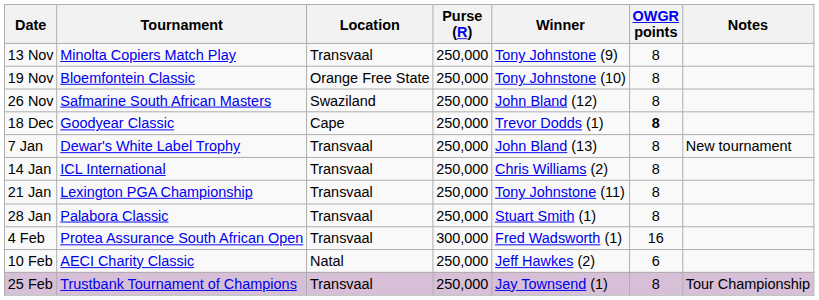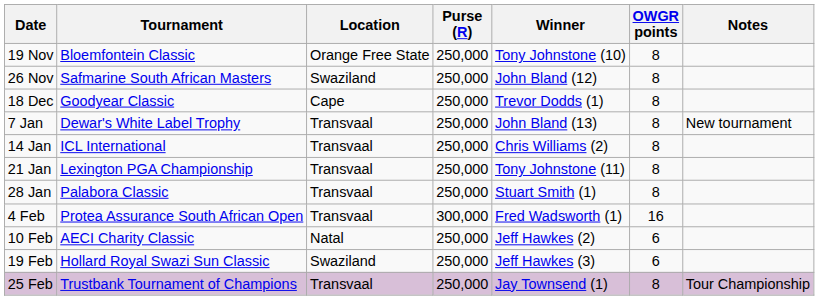- row: (31, 55)
(656, 124) bold -> (656, 101) normal
+ row: (30, 261)
